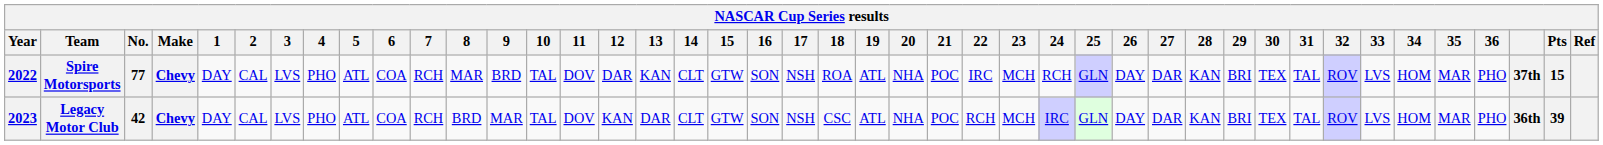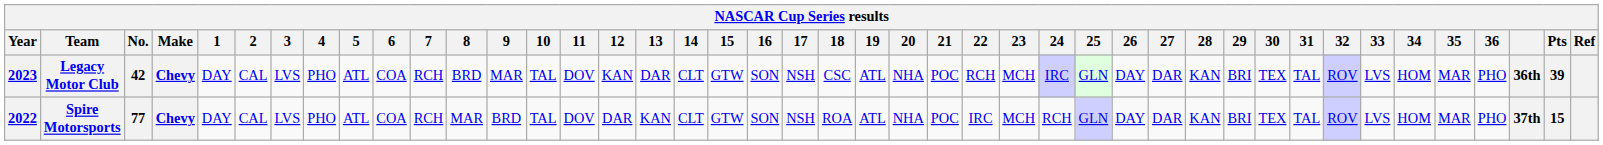rows swapped: (82, 75) <-> (82, 118)
